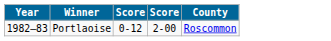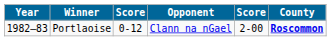+ column: (191, 12)
(210, 28) normal -> (297, 28) bold
